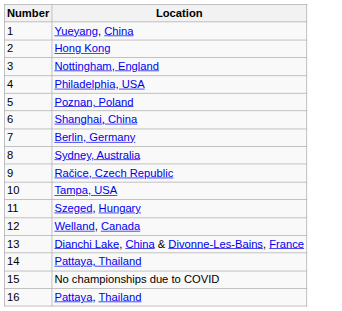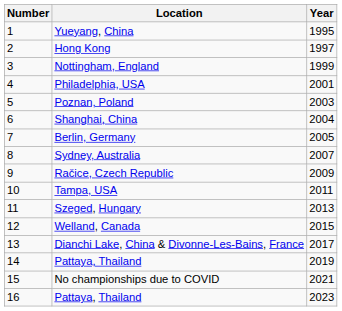+ column: (322, 13)
